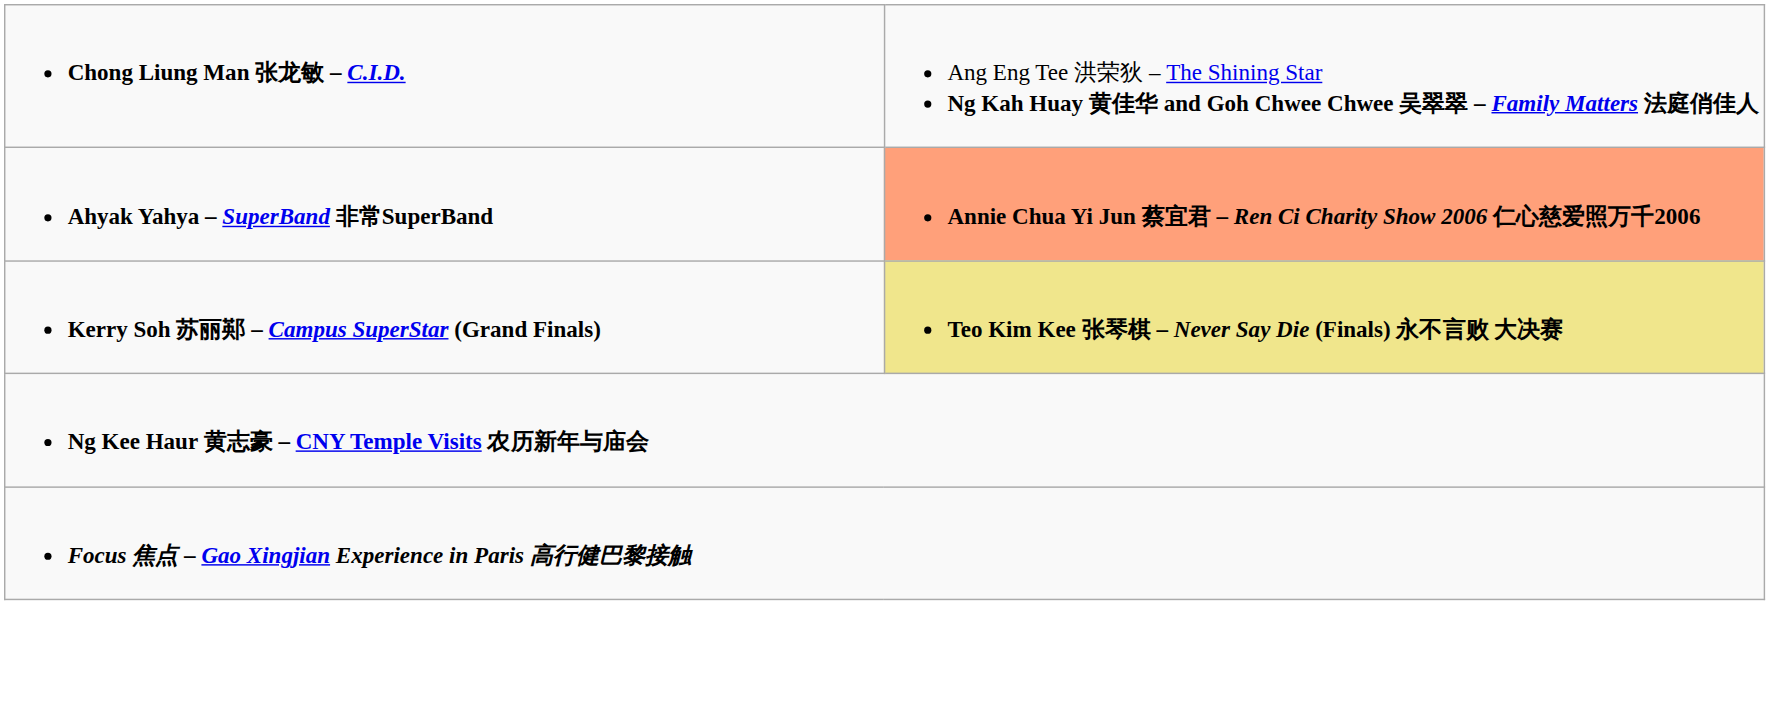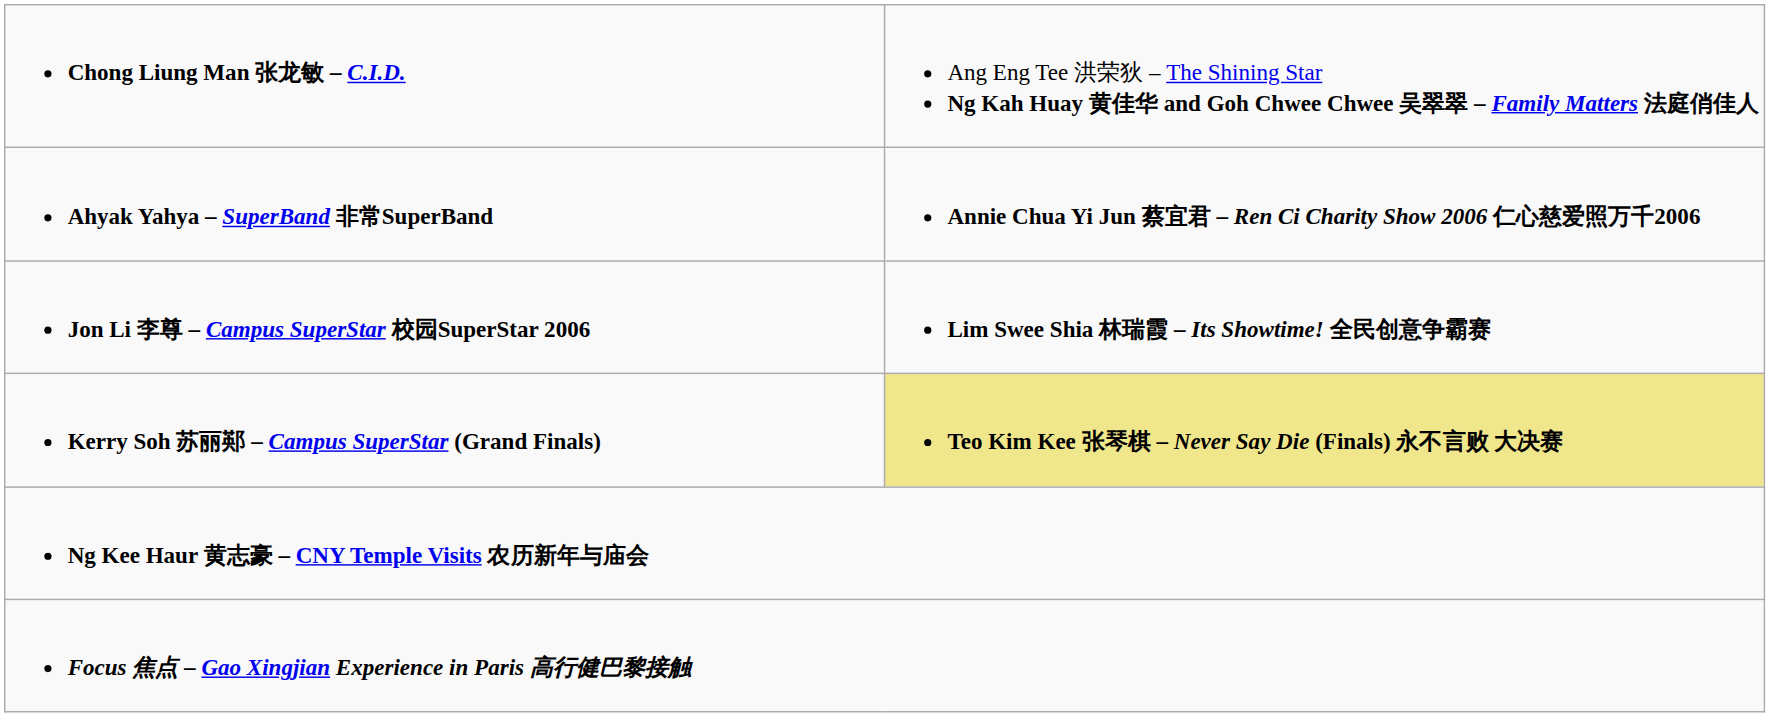(1324, 217) lightsalmon background -> (1324, 217) no background
+ row: (445, 330)
